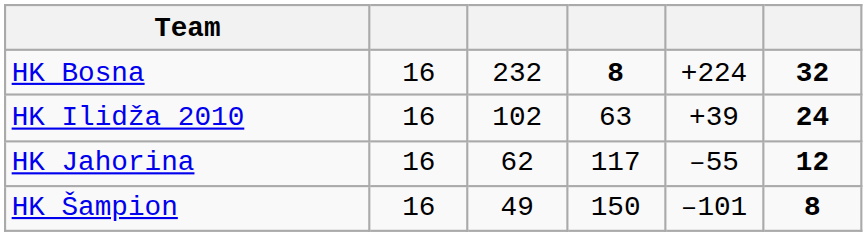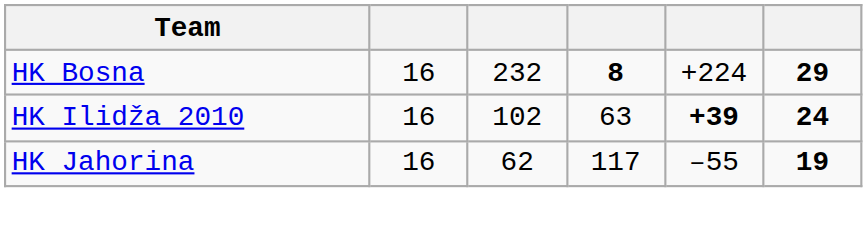(812, 73) 32 -> (812, 73) 29
(714, 118) normal -> (714, 118) bold
(812, 163) 12 -> (812, 163) 19
- row: (95, 208)
